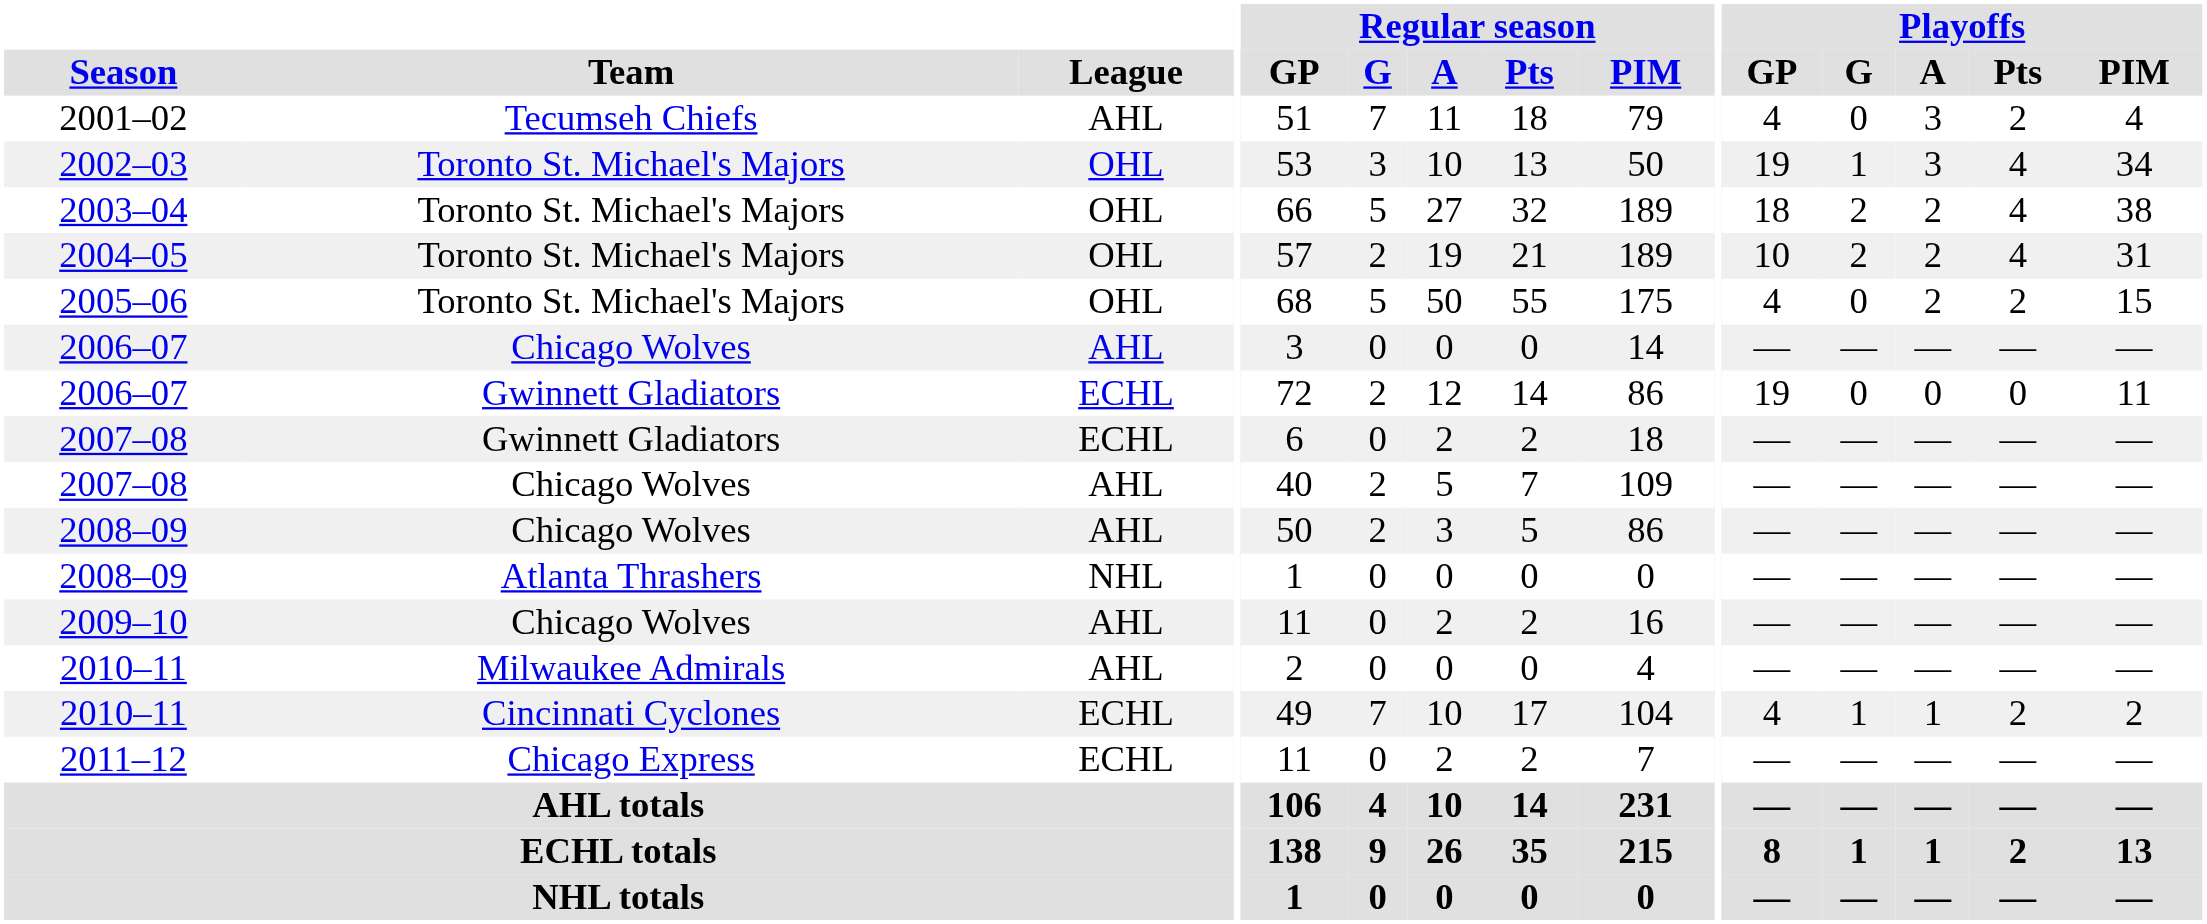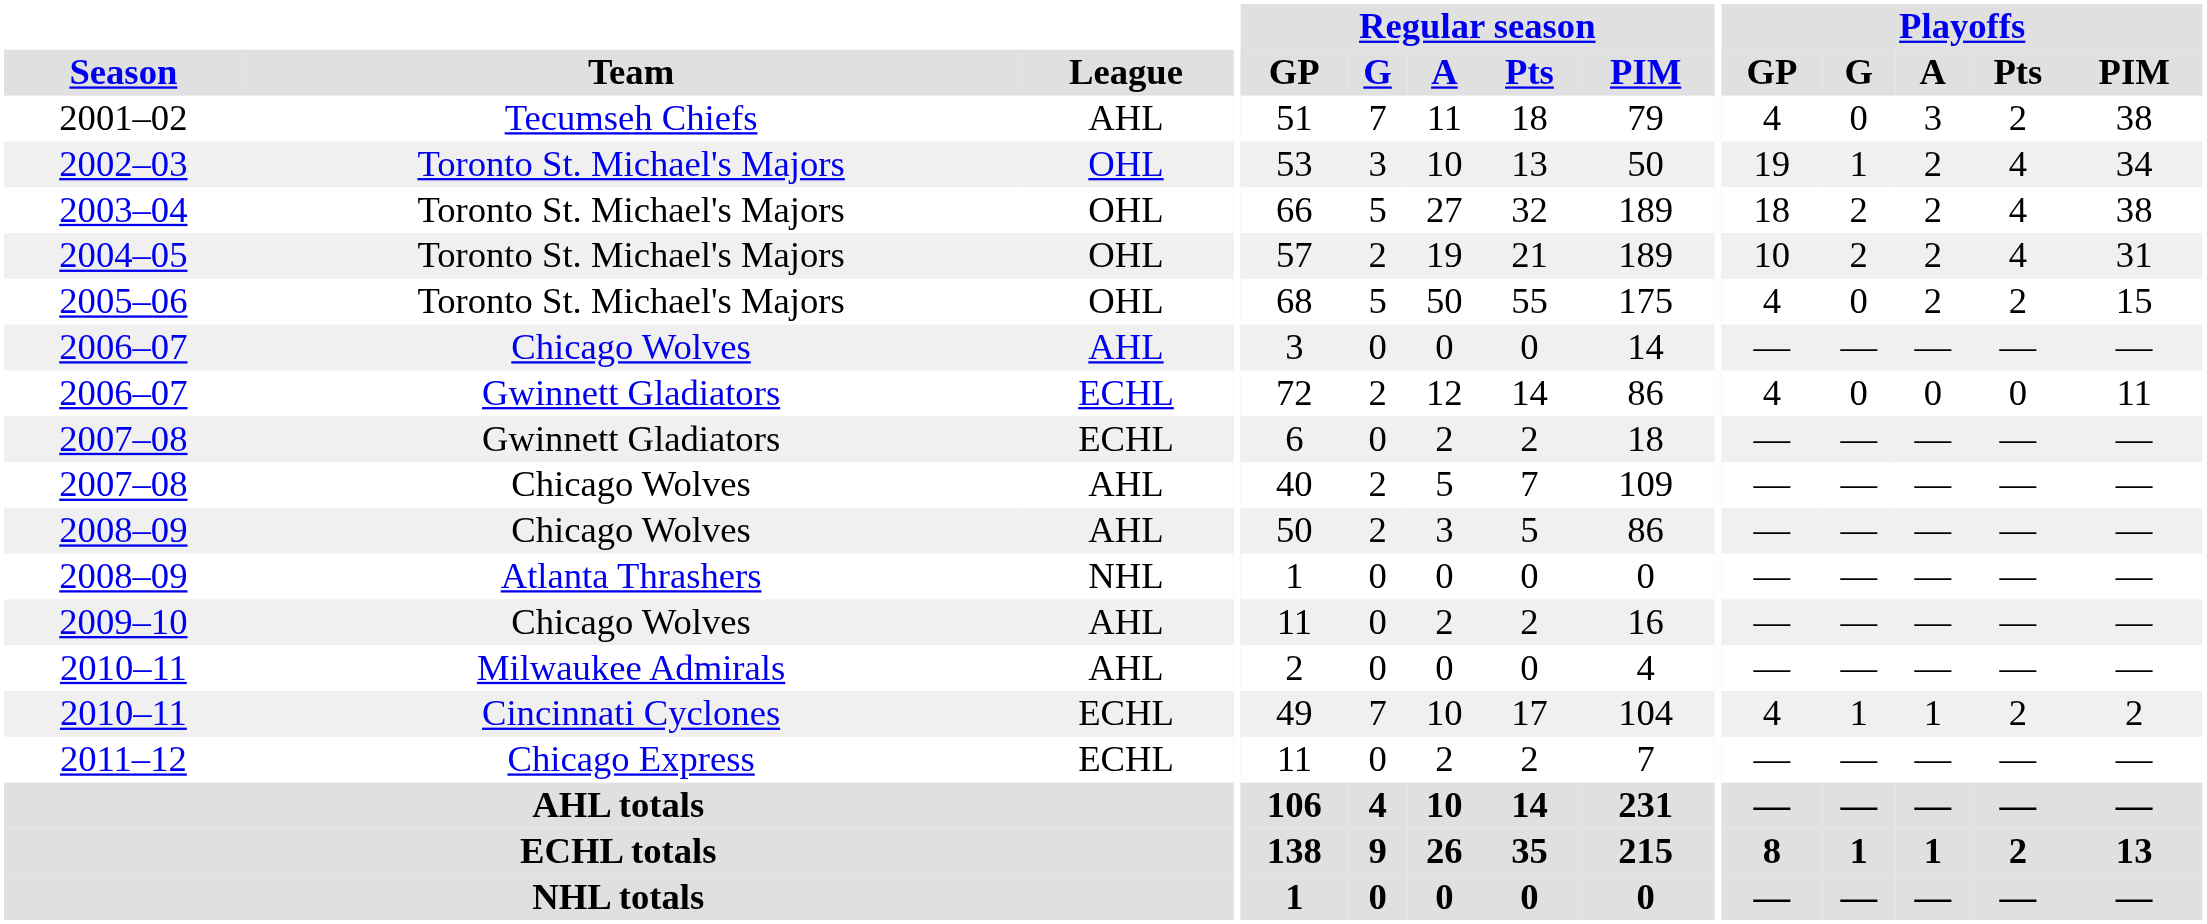(2134, 117) 4 -> (2134, 117) 38
(1933, 163) 3 -> (1933, 163) 2
(1772, 392) 19 -> (1772, 392) 4
